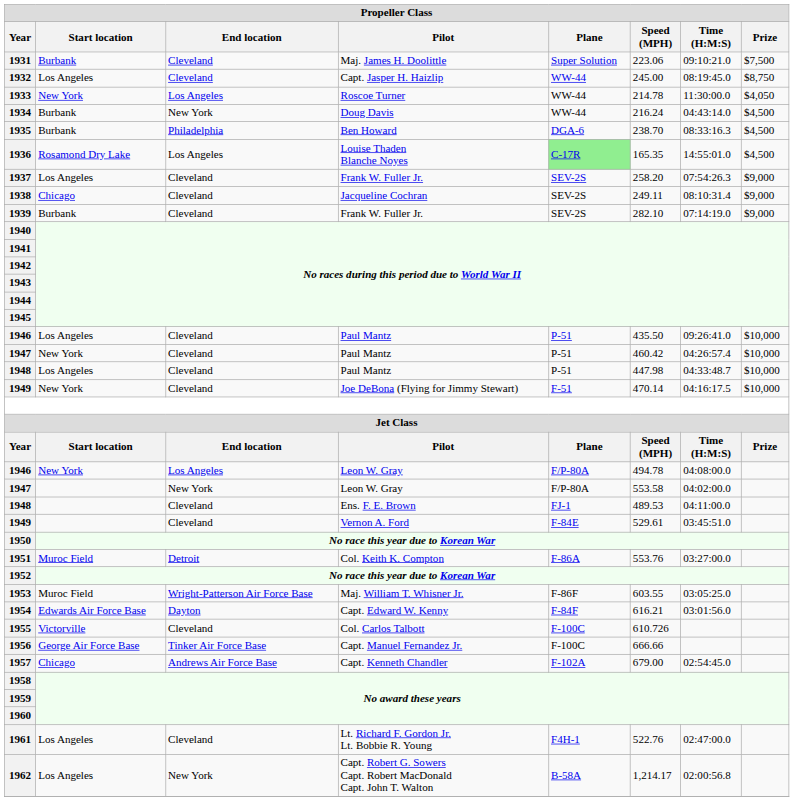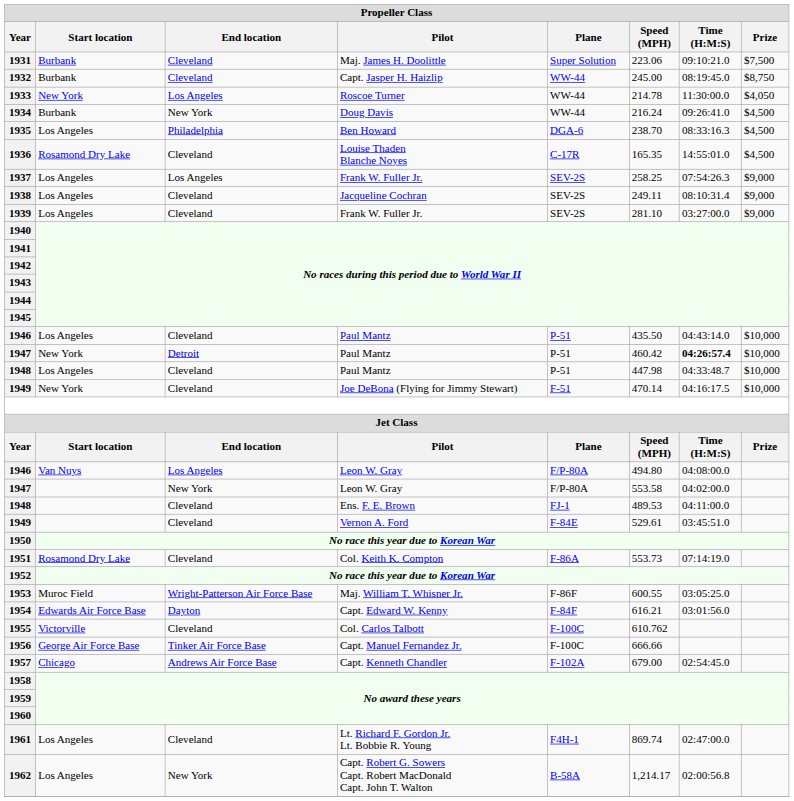(66, 78) Los Angeles -> (57, 78) Burbank
(707, 113) 04:43:14.0 -> (706, 113) 09:26:41.0
(57, 130) Burbank -> (66, 130) Los Angeles
(196, 154) Los Angeles -> (190, 154) Cleveland
(566, 154) lightgreen background -> (565, 154) no background
(190, 178) Cleveland -> (195, 178) Los Angeles
(648, 178) 258.20 -> (647, 178) 258.25
(57, 195) Chicago -> (66, 195) Los Angeles
(57, 213) Burbank -> (66, 213) Los Angeles
(648, 213) 282.10 -> (647, 213) 281.10
(707, 213) 07:14:19.0 -> (706, 213) 03:27:00.0
(707, 335) 09:26:41.0 -> (706, 335) 04:43:14.0
(190, 353) Cleveland -> (183, 353) Detroit
(707, 353) normal -> (706, 353) bold
(61, 470) New York -> (60, 470) Van Nuys
(648, 470) 494.78 -> (647, 470) 494.80
(66, 558) Muroc Field -> (84, 558) Rosamond Dry Lake
(184, 558) Detroit -> (190, 558) Cleveland
(648, 558) 553.76 -> (647, 558) 553.73
(707, 558) 03:27:00.0 -> (706, 558) 07:14:19.0
(648, 593) 603.55 -> (647, 593) 600.55
(651, 628) 610.726 -> (650, 628) 610.762
(648, 739) 522.76 -> (647, 739) 869.74
